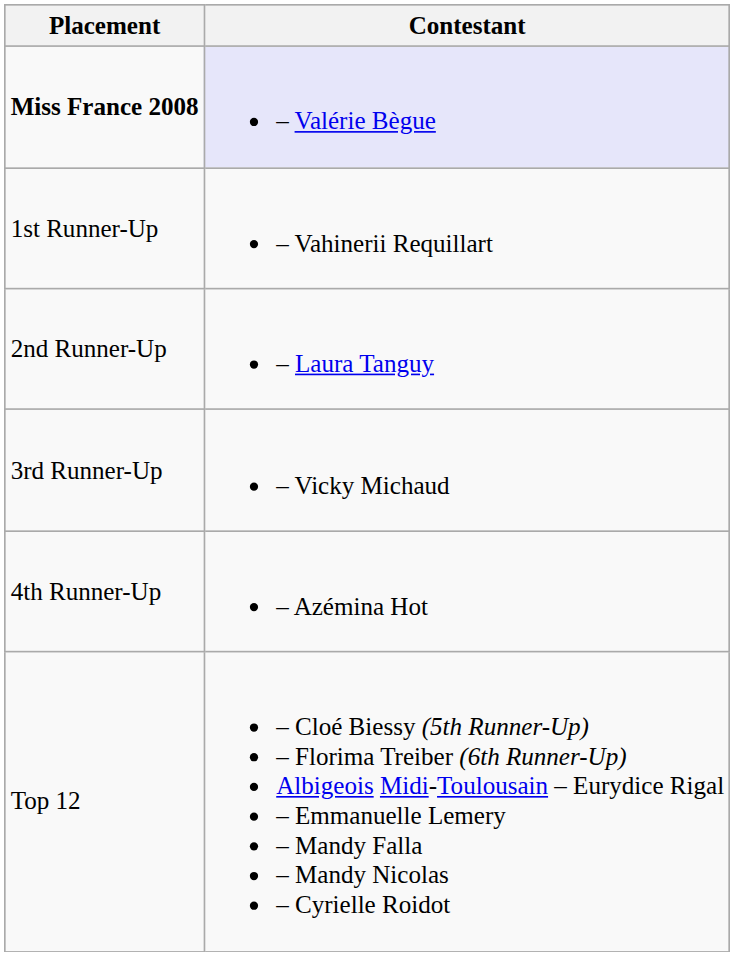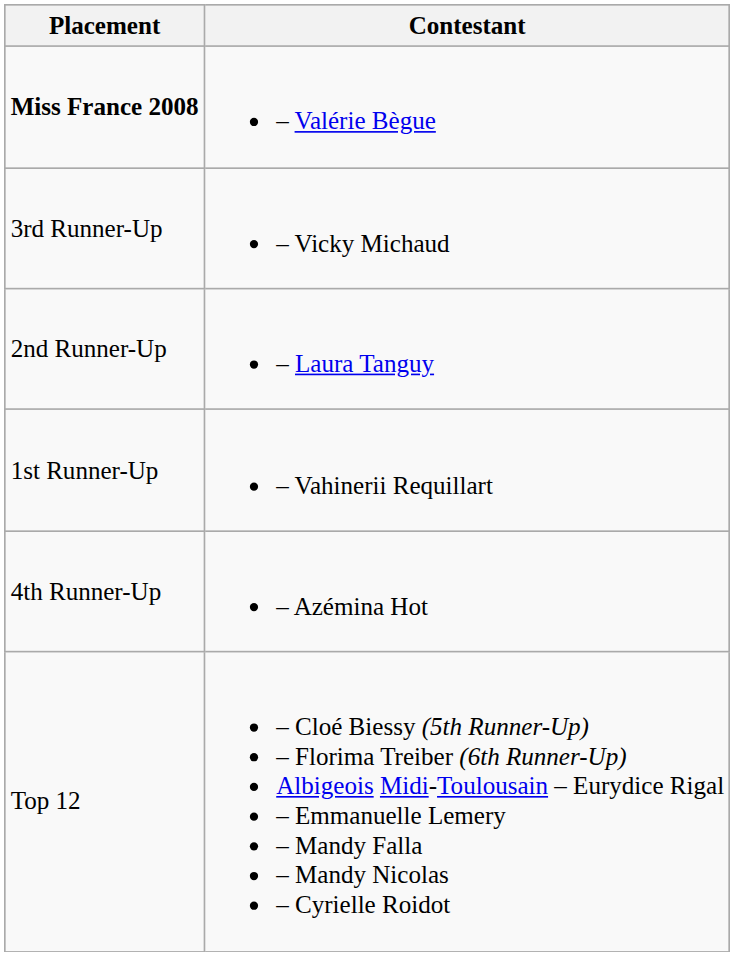(467, 122) lavender background -> (467, 122) no background
rows swapped: (85, 227) <-> (87, 470)
